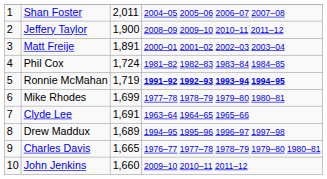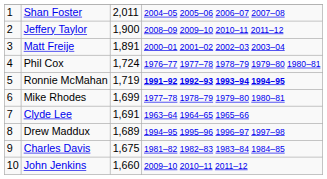(214, 64) 1981–82 1982–83 1983–84 1984–85 -> (232, 64) 1976–77 1977–78 1978–79 1979–80 1980–81
(126, 149) 1,665 -> (126, 149) 1,675
(232, 149) 1976–77 1977–78 1978–79 1979–80 1980–81 -> (214, 149) 1981–82 1982–83 1983–84 1984–85
